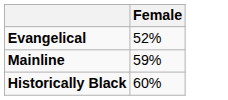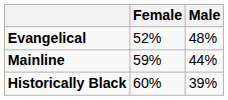+ column: (204, 15)
